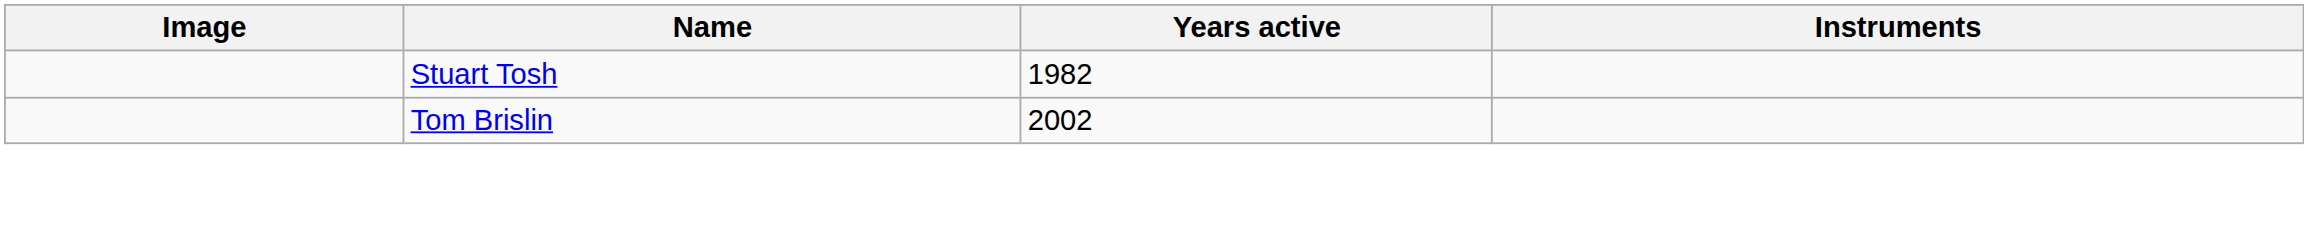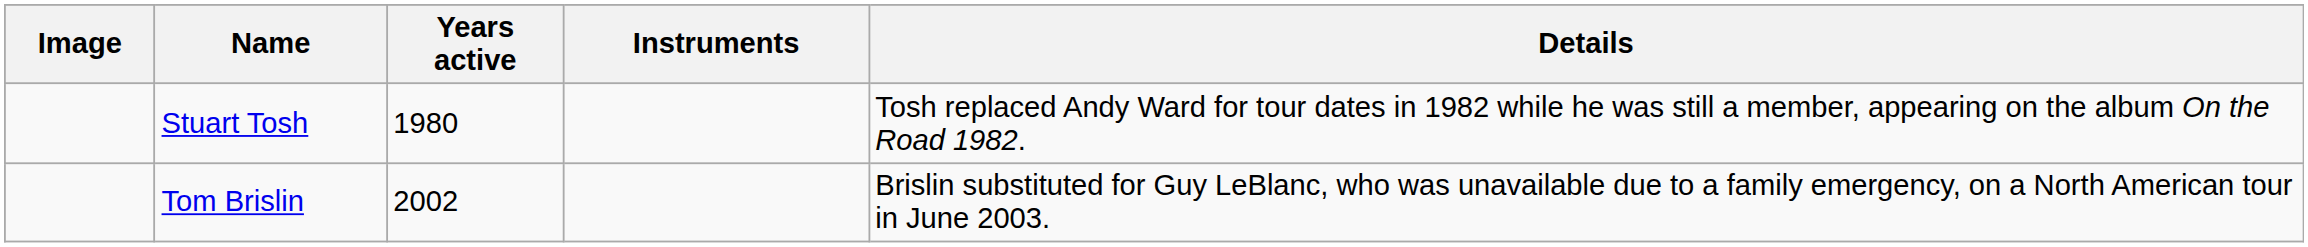+ column: (1586, 43)
(1060, 73) 1982 -> (426, 122) 1980
